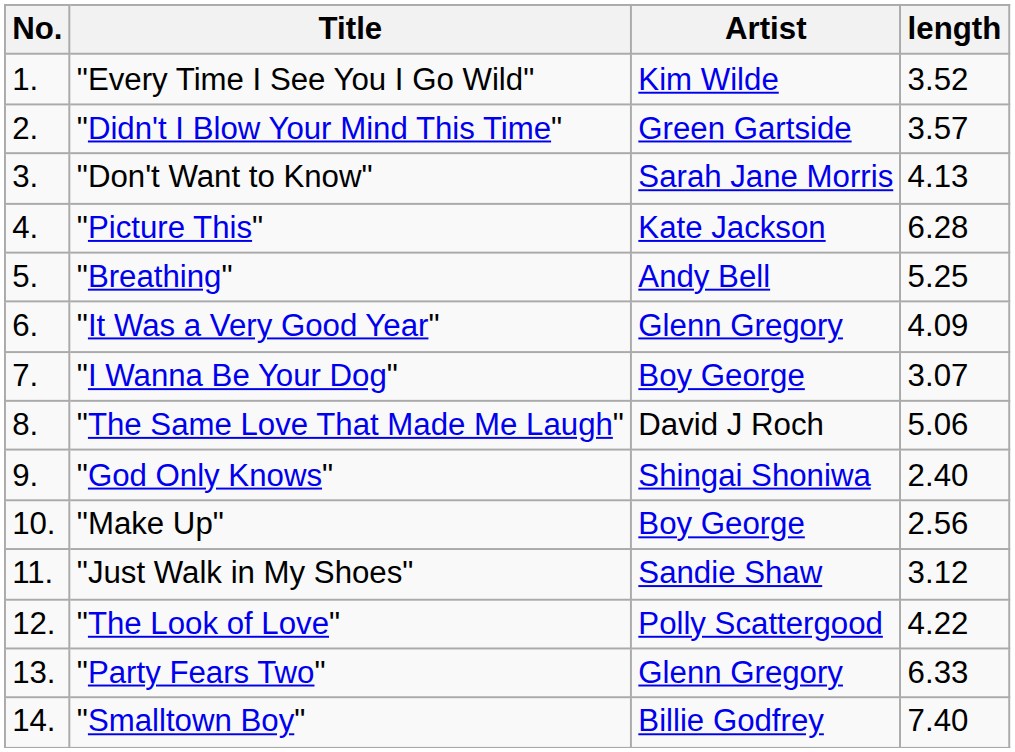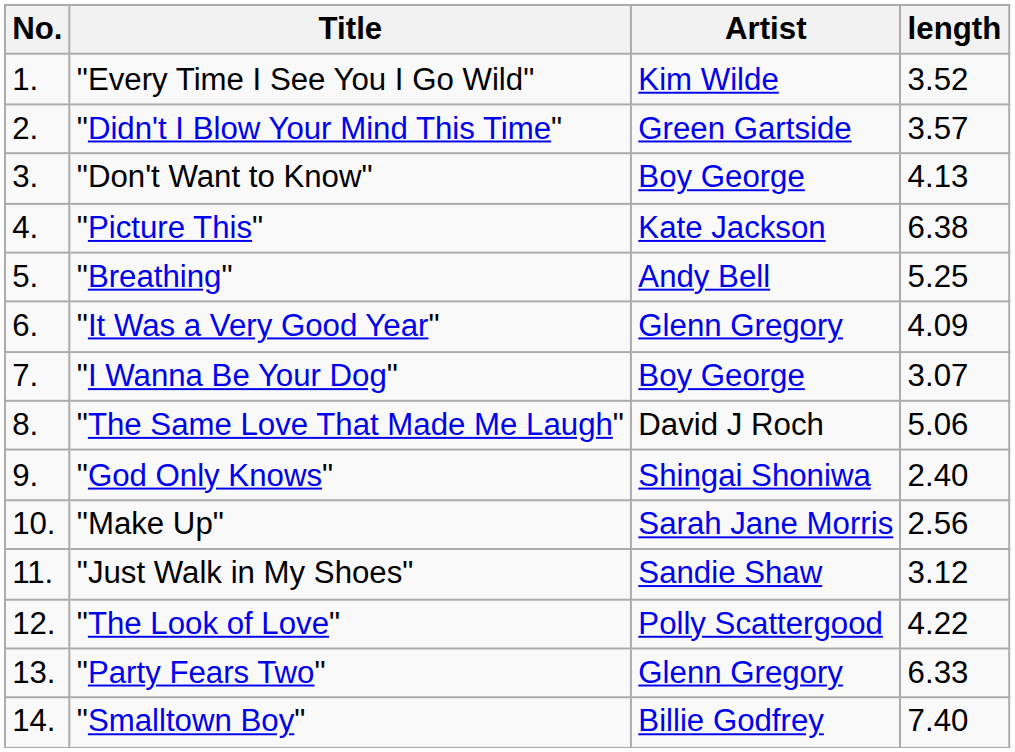(766, 177) Sarah Jane Morris -> (722, 177) Boy George
(938, 227) 6.28 -> (938, 227) 6.38
(722, 524) Boy George -> (766, 524) Sarah Jane Morris
